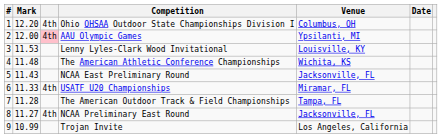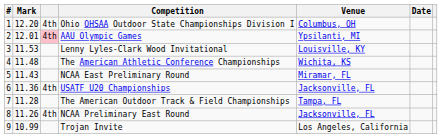(27, 37) 12.00 -> (27, 37) 12.01
(336, 75) Jacksonville, FL -> (324, 75) Miramar, FL
(27, 88) 11.33 -> (27, 88) 11.36
(324, 88) Miramar, FL -> (336, 88) Jacksonville, FL
(27, 114) 11.27 -> (27, 114) 11.26
